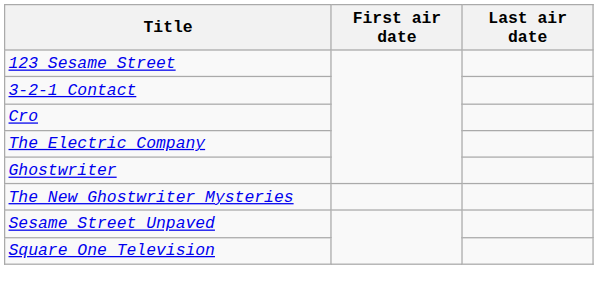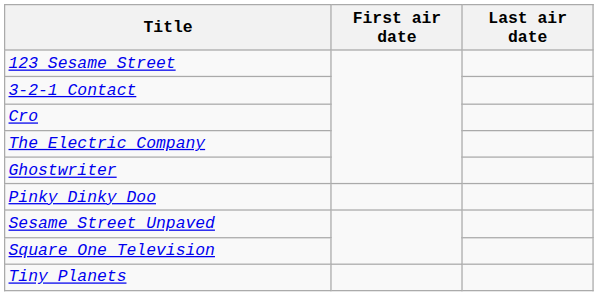- row: (151, 197)
+ row: (82, 197)
+ row: (68, 277)
